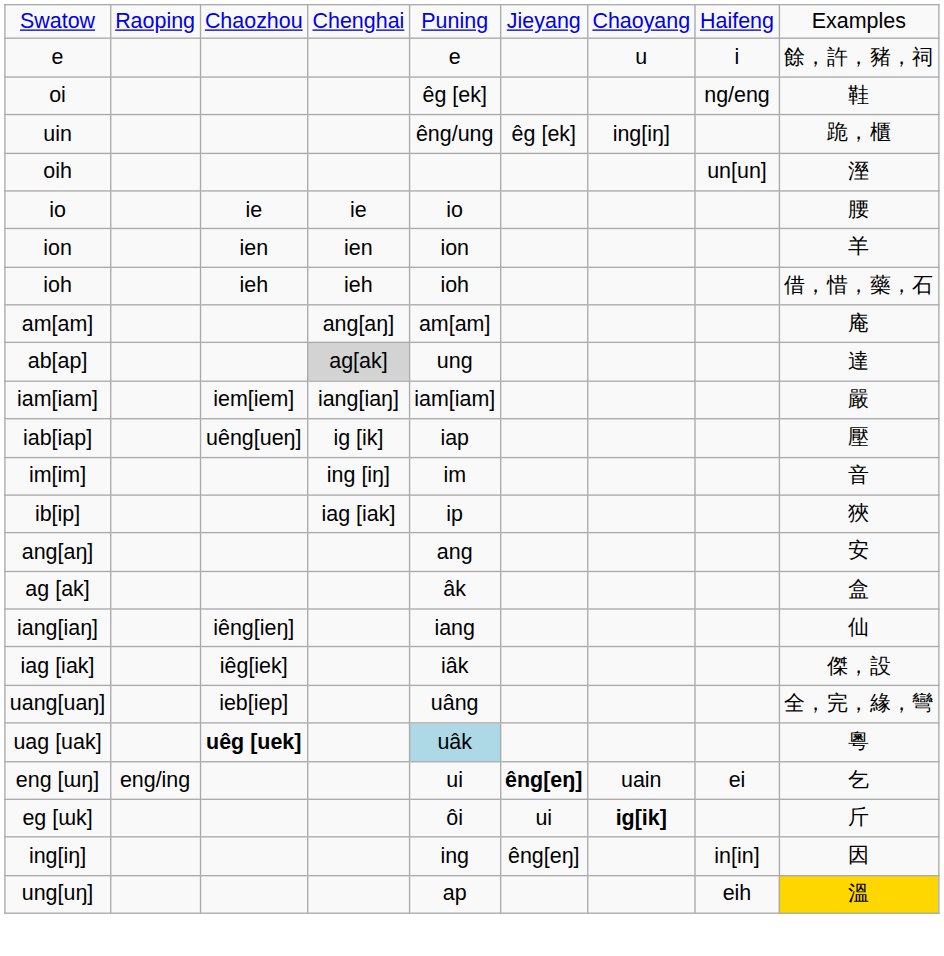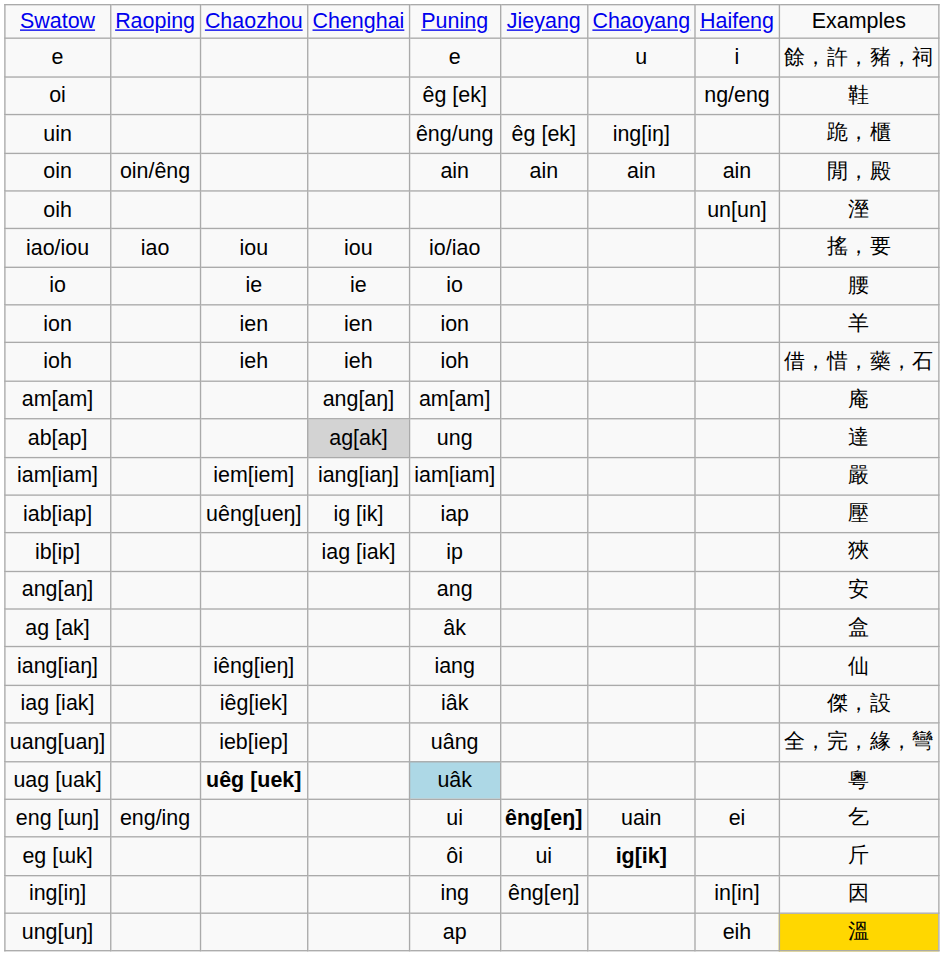+ row: (58, 171)
+ row: (58, 247)
- row: (58, 475)
